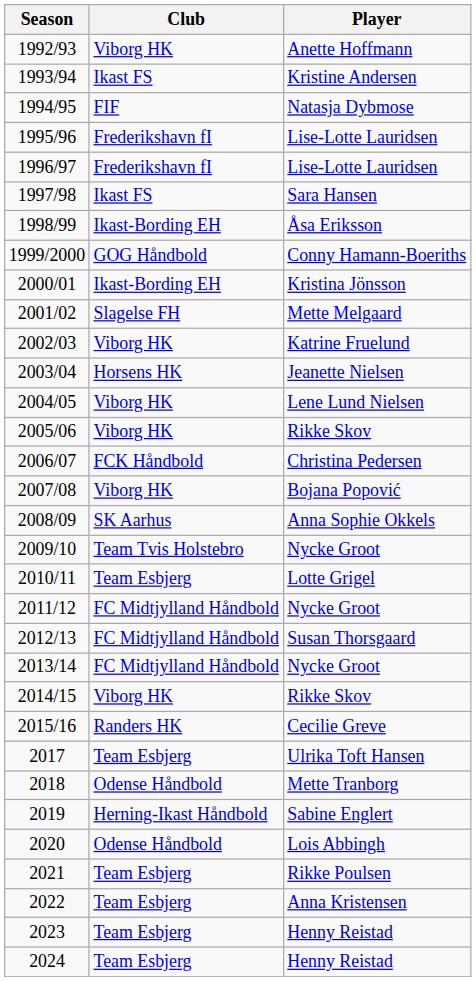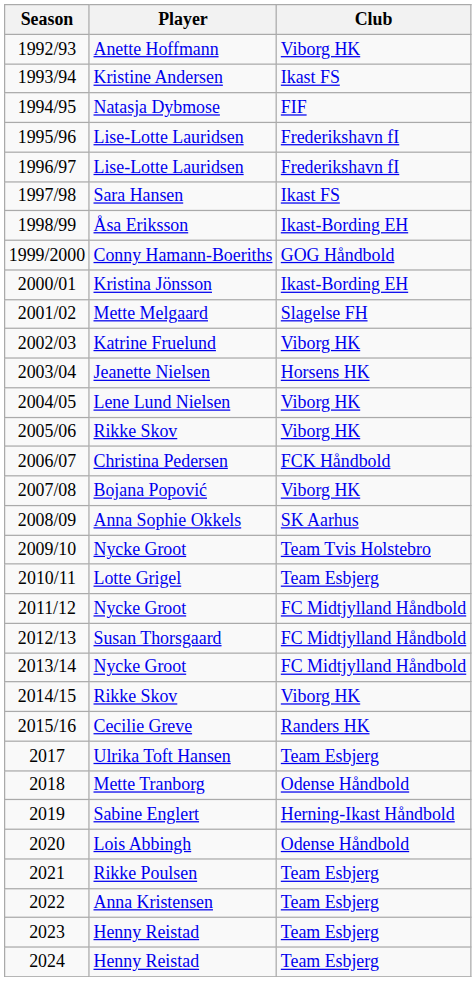columns swapped: (377, 19) <-> (186, 19)
